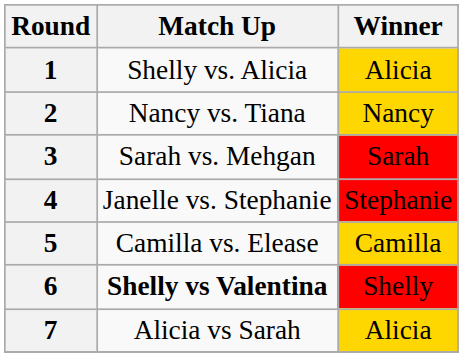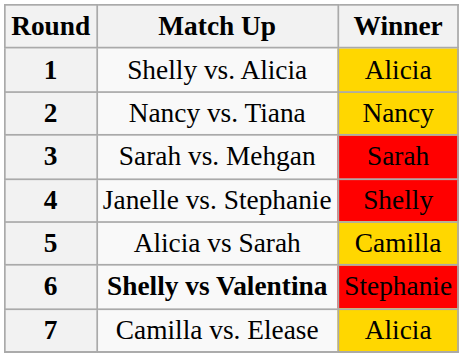(398, 199) Stephanie -> (398, 199) Shelly
(217, 243) Camilla vs. Elease -> (217, 243) Alicia vs Sarah
(398, 286) Shelly -> (398, 286) Stephanie
(217, 329) Alicia vs Sarah -> (217, 329) Camilla vs. Elease
